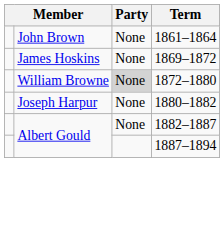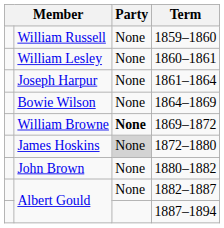+ row: (185, 37)
+ row: (185, 59)
(51, 37) John Brown -> (57, 80) Joseph Harpur
+ row: (185, 102)
(58, 59) James Hoskins -> (63, 124) William Browne
(130, 59) normal -> (131, 124) bold
(63, 80) William Browne -> (58, 146) James Hoskins
(57, 102) Joseph Harpur -> (51, 168) John Brown
